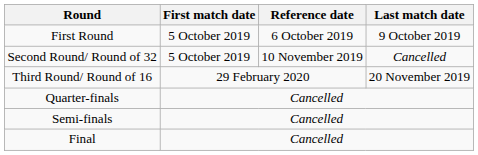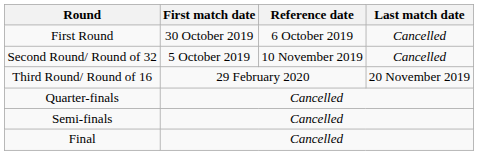(209, 35) 5 October 2019 -> (209, 35) 30 October 2019
(419, 35) 9 October 2019 -> (419, 35) Cancelled
